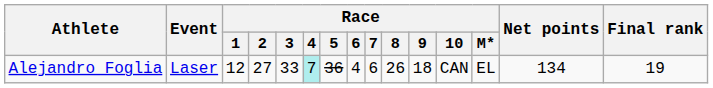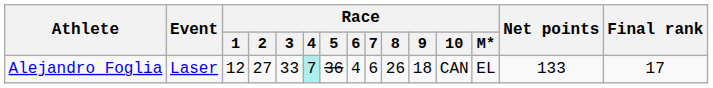(551, 69) 134 -> (551, 69) 133
(655, 69) 19 -> (655, 69) 17
